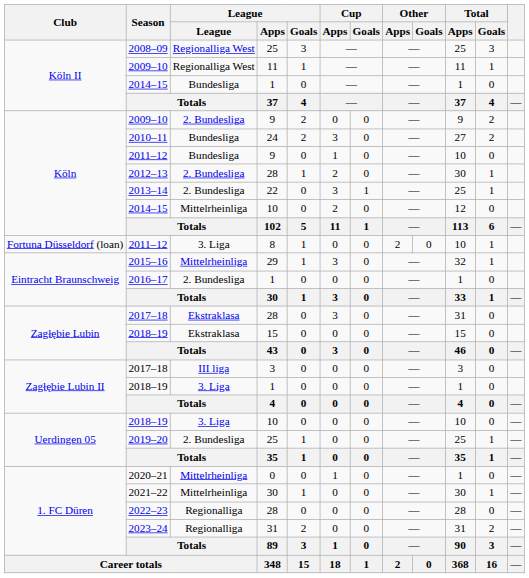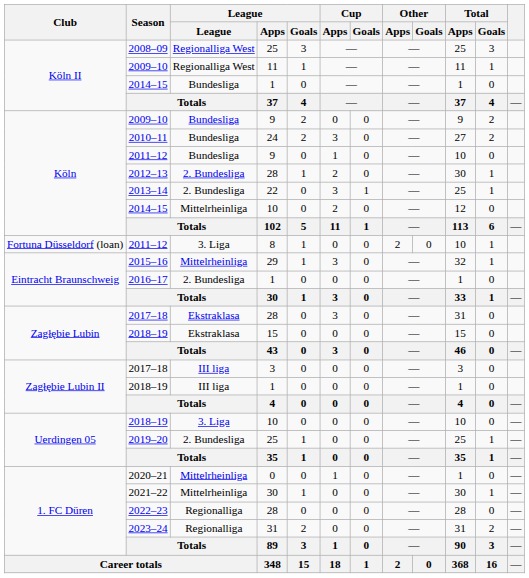(214, 119) 2. Bundesliga -> (214, 119) Bundesliga
(214, 386) 3. Liga -> (214, 386) III liga
